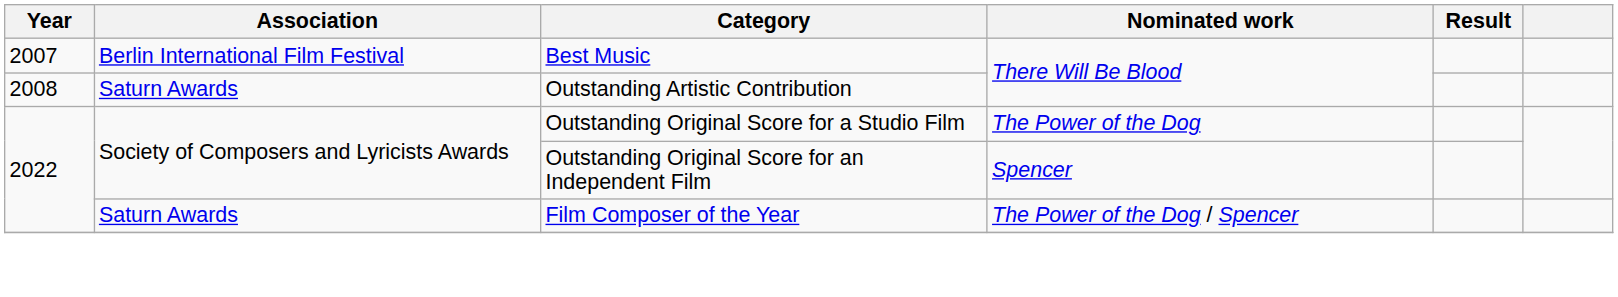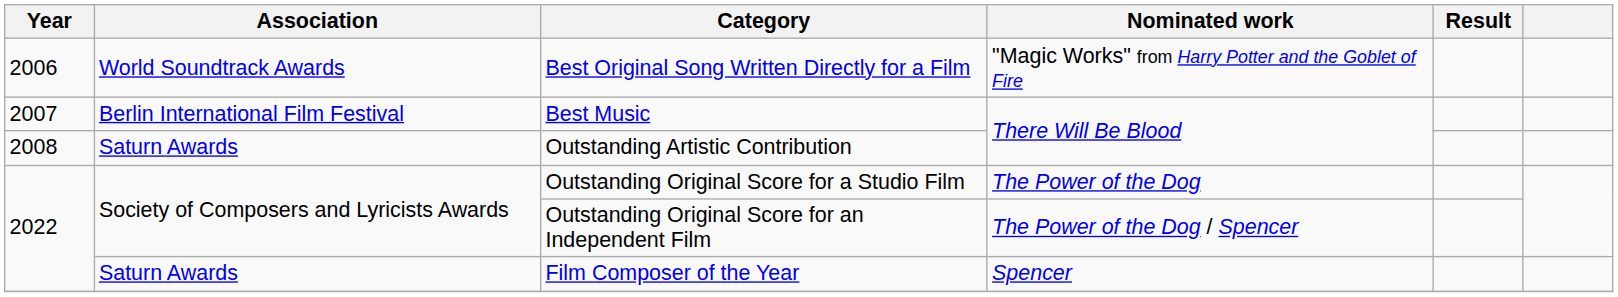+ row: (758, 67)
(1032, 169) Spencer -> (1145, 227) The Power of the Dog / Spencer
(1145, 215) The Power of the Dog / Spencer -> (1032, 273) Spencer
